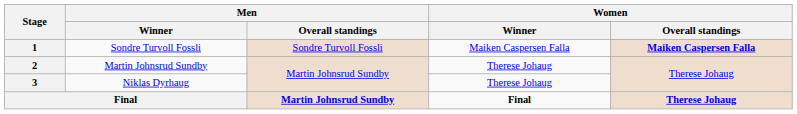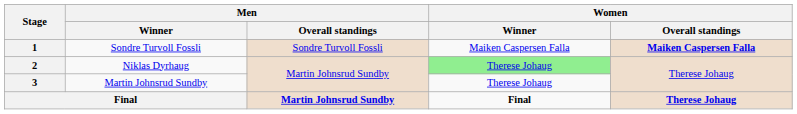(156, 65) Martin Johnsrud Sundby -> (156, 65) Niklas Dyrhaug
(519, 65) no background -> (519, 65) lightgreen background
(156, 83) Niklas Dyrhaug -> (156, 83) Martin Johnsrud Sundby
